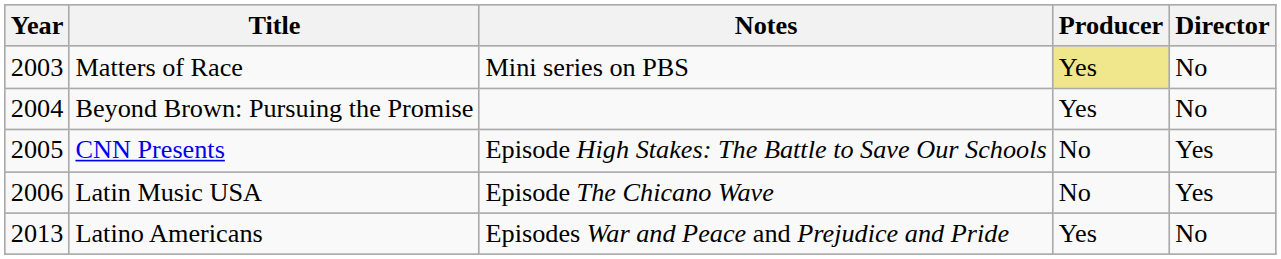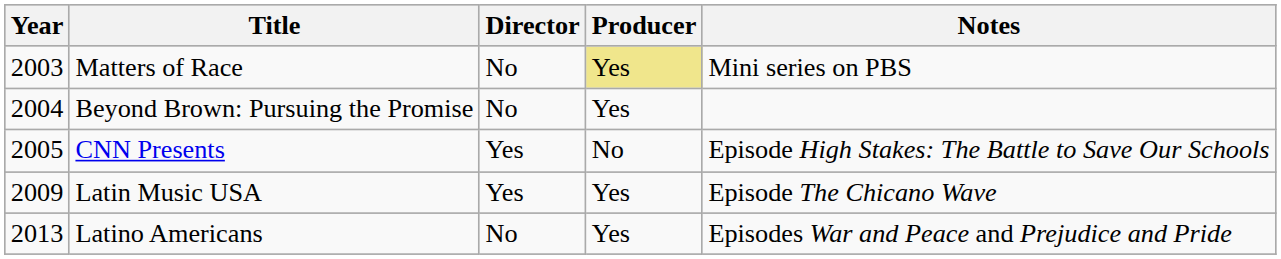columns swapped: (1222, 25) <-> (766, 25)
(37, 191) 2006 -> (37, 191) 2009
(1075, 191) No -> (611, 191) Yes
